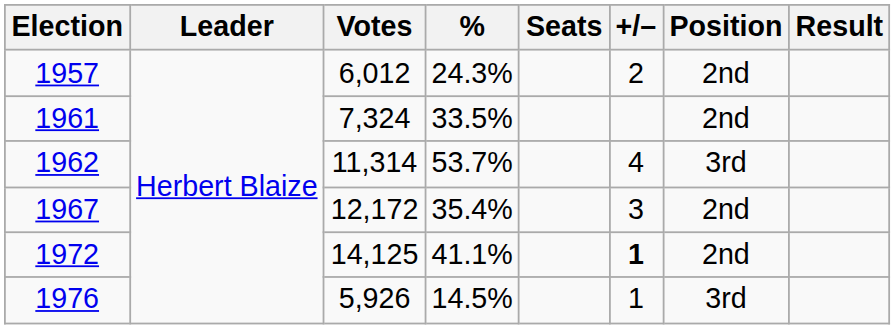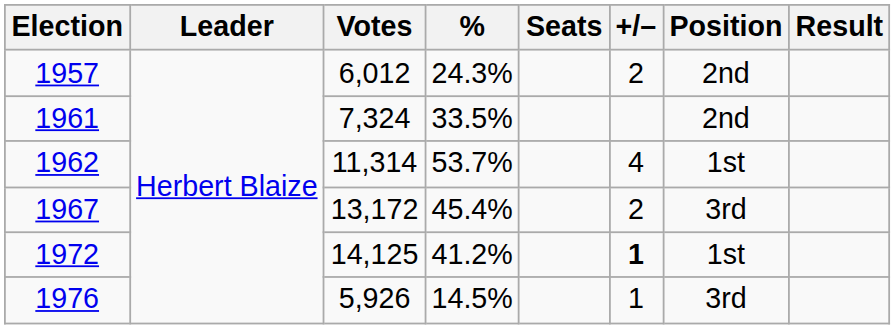(726, 163) 3rd -> (726, 163) 1st
(375, 208) 12,172 -> (375, 208) 13,172
(472, 208) 35.4% -> (472, 208) 45.4%
(636, 208) 3 -> (636, 208) 2
(726, 208) 2nd -> (726, 208) 3rd
(472, 254) 41.1% -> (472, 254) 41.2%
(726, 254) 2nd -> (726, 254) 1st
